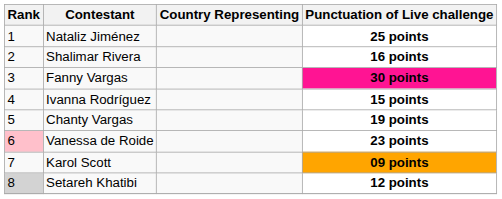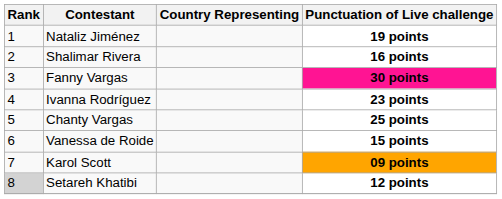(399, 36) 25 points -> (399, 36) 19 points
(399, 99) 15 points -> (399, 99) 23 points
(399, 120) 19 points -> (399, 120) 25 points
(11, 141) pink background -> (11, 141) no background
(399, 141) 23 points -> (399, 141) 15 points
